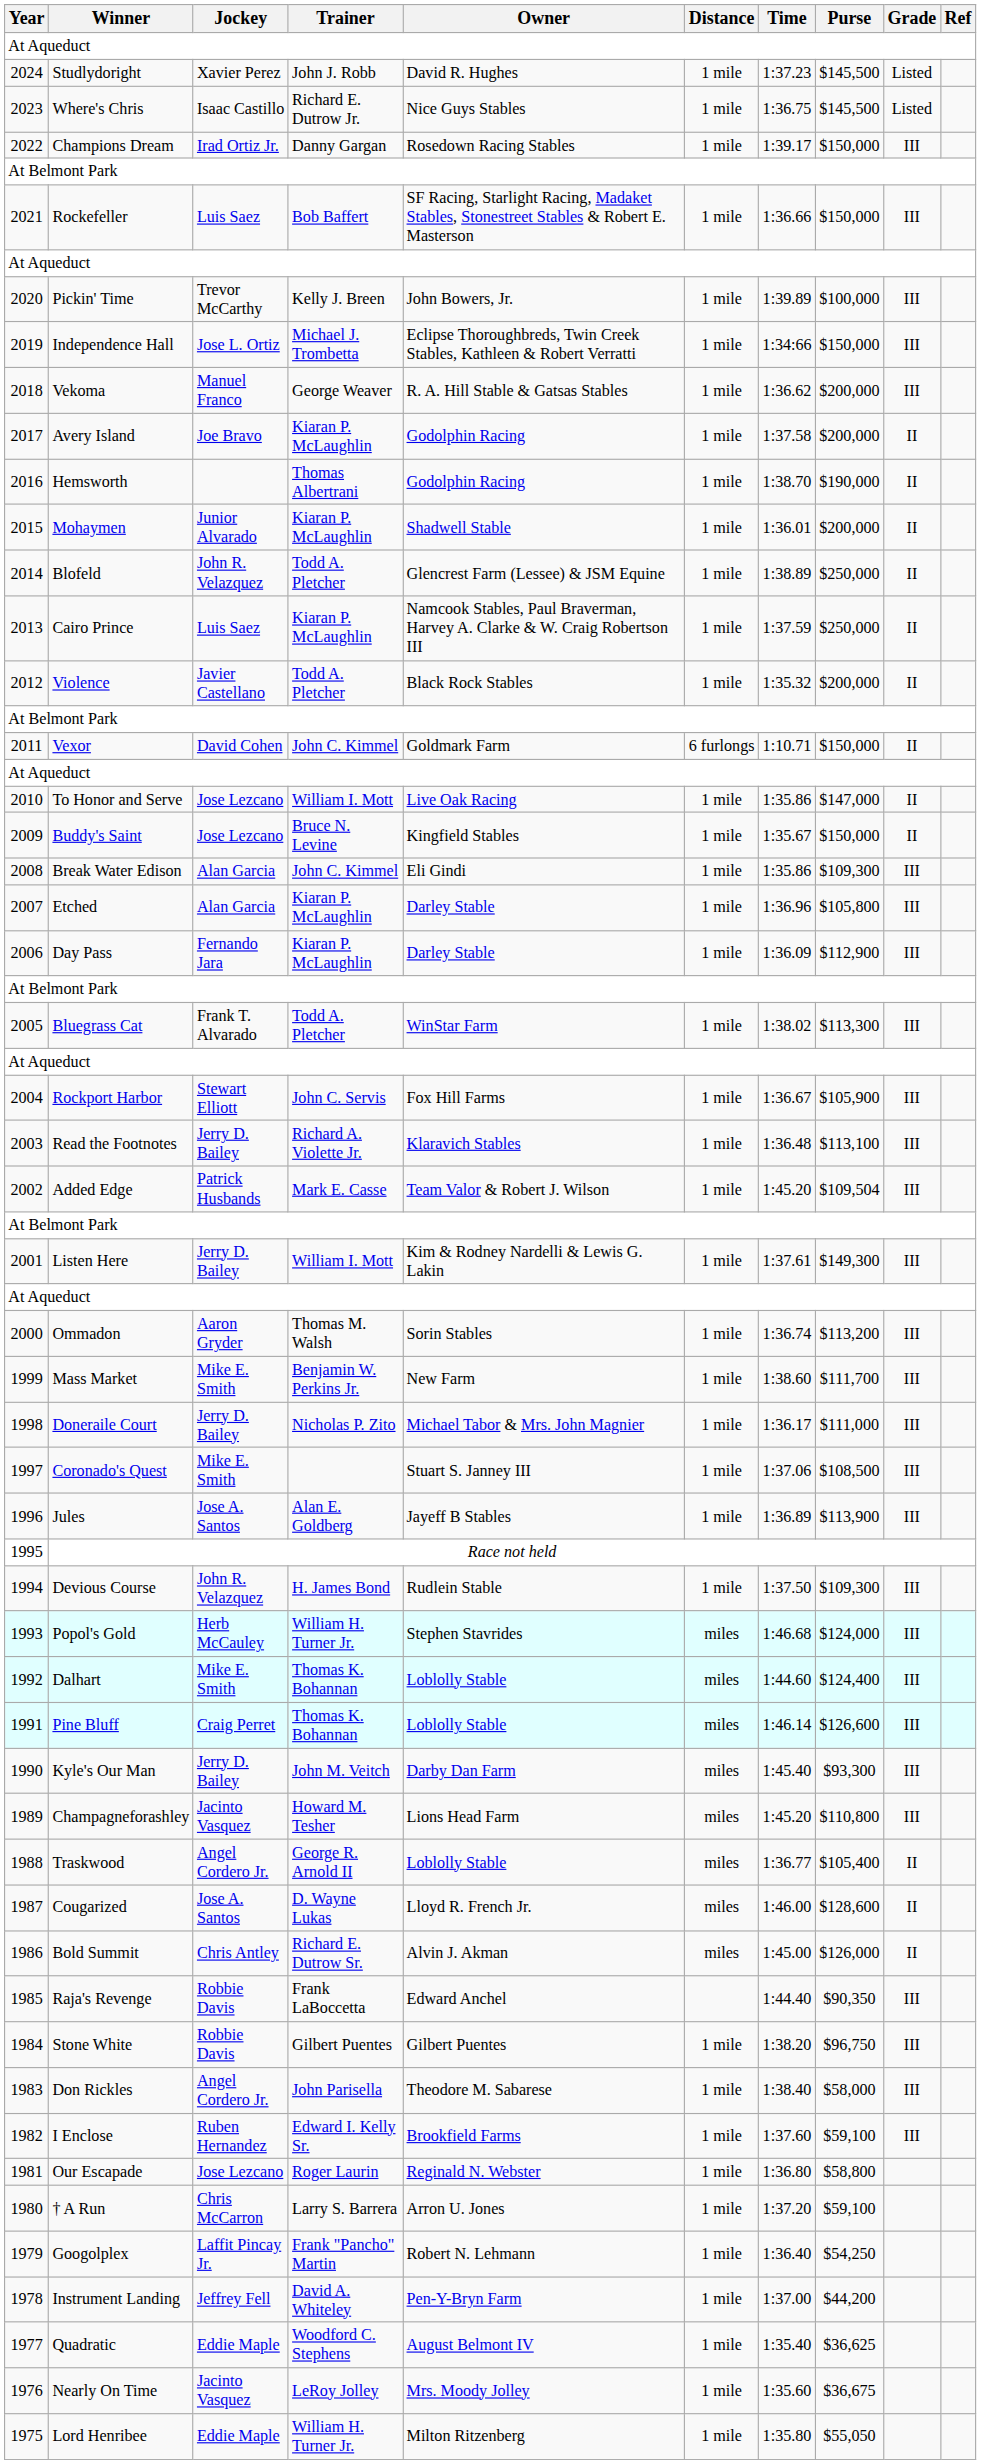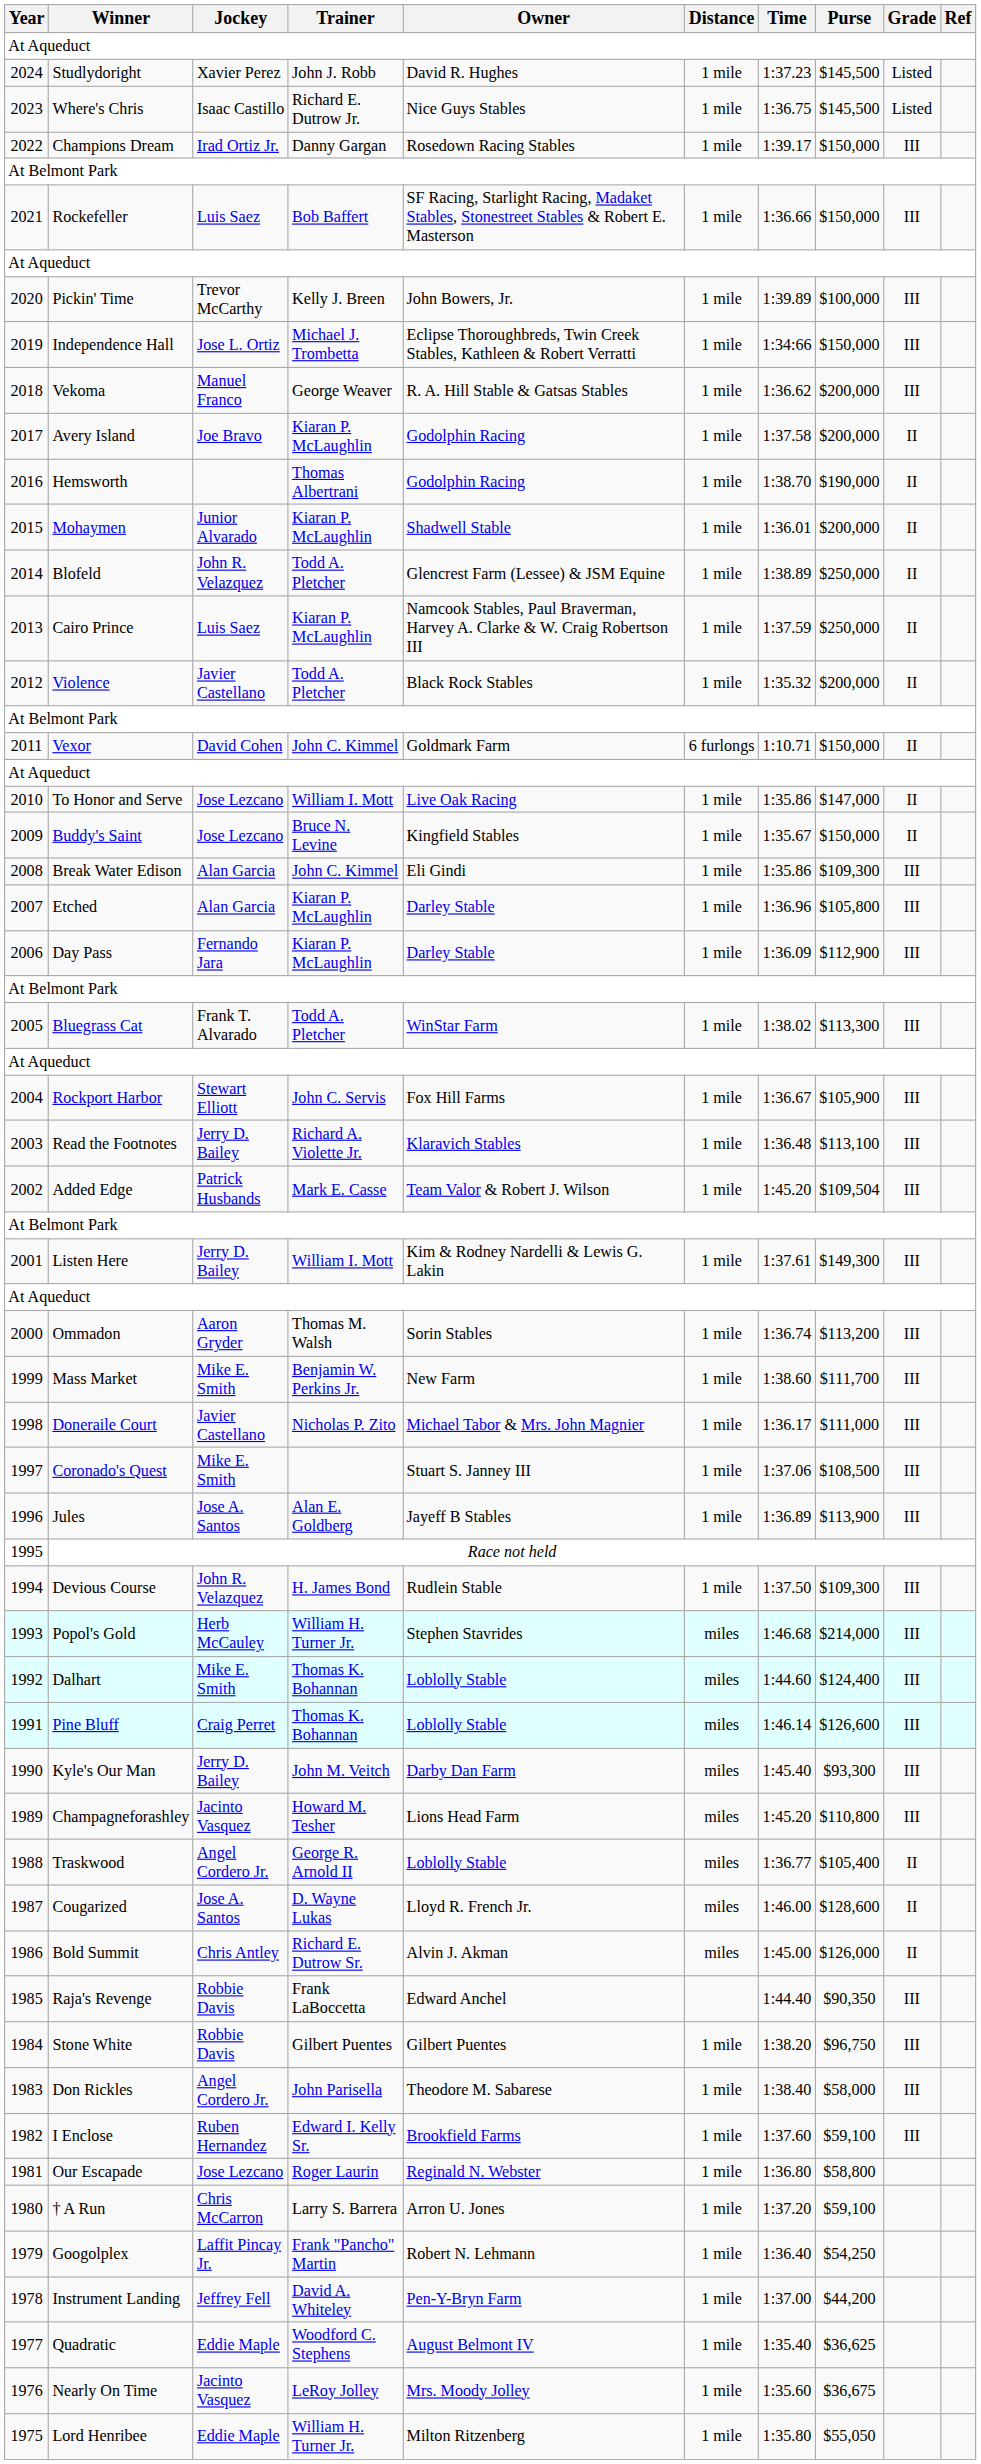(223, 1424) Jerry D. Bailey -> (231, 1424) Javier Castellano
(849, 1633) $124,000 -> (849, 1633) $214,000
